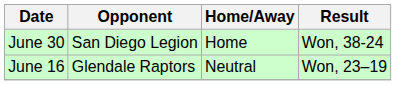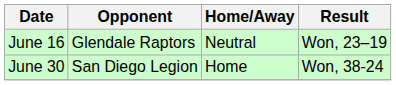rows swapped: (36, 42) <-> (36, 67)
